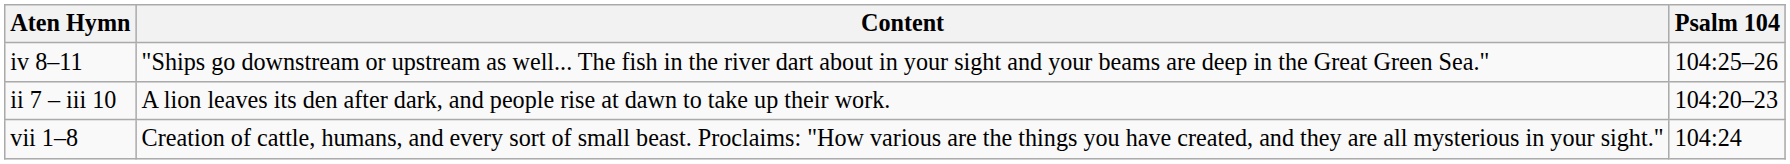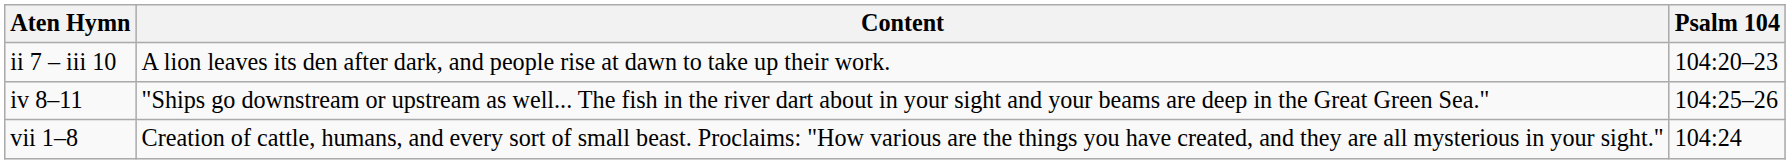rows swapped: (63, 100) <-> (46, 61)
